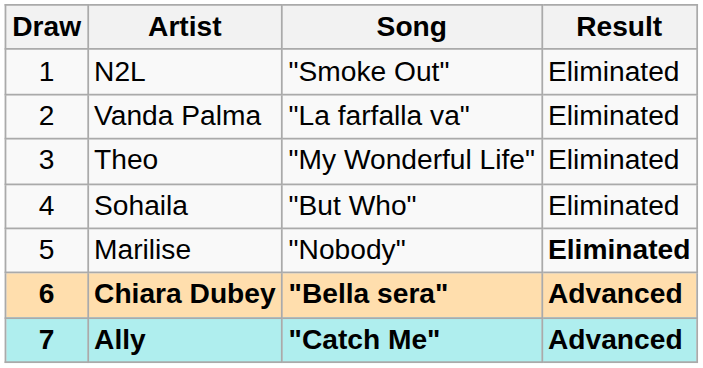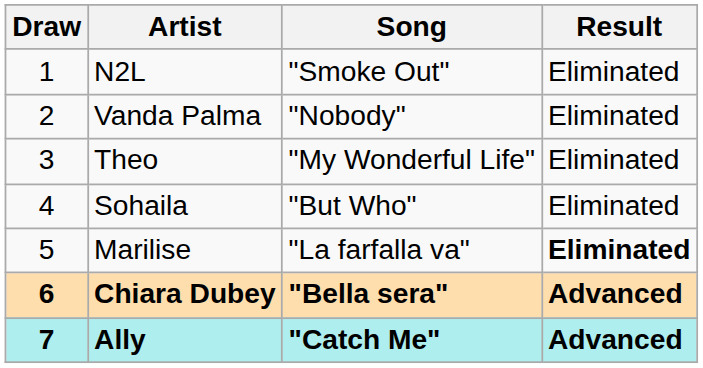(379, 116) "La farfalla va" -> (347, 116) "Nobody"
(347, 250) "Nobody" -> (379, 250) "La farfalla va"
